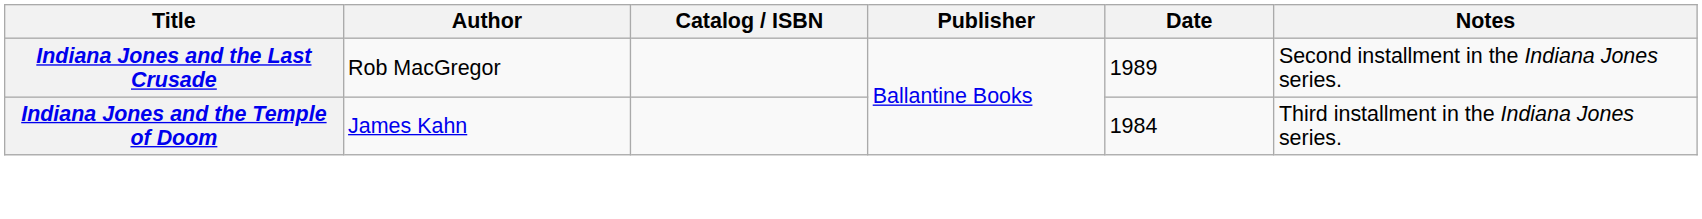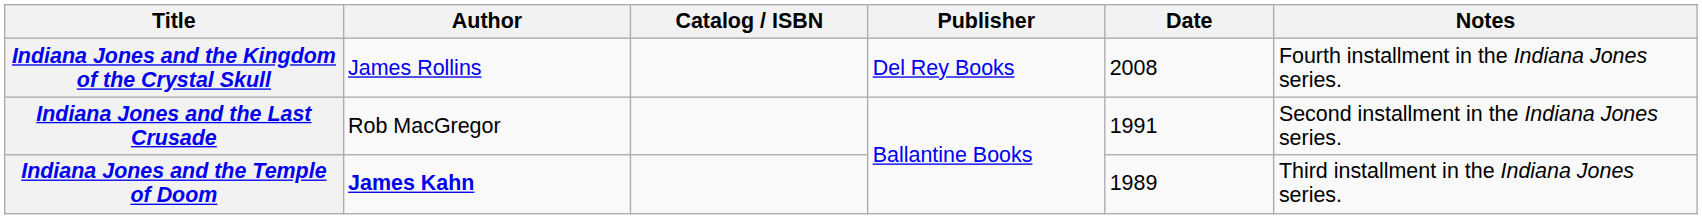+ row: (174, 67)
(1133, 67) 1989 -> (1133, 125) 1991
(408, 125) normal -> (411, 183) bold
(1133, 125) 1984 -> (1133, 183) 1989
